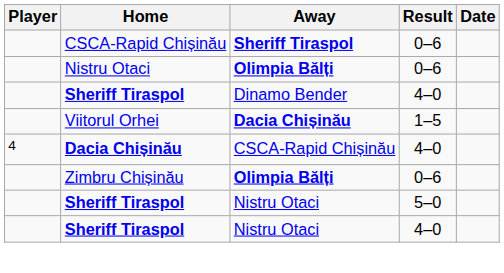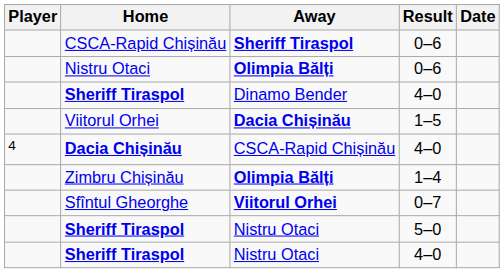(428, 177) 0–6 -> (428, 177) 1–4
+ row: (126, 203)
